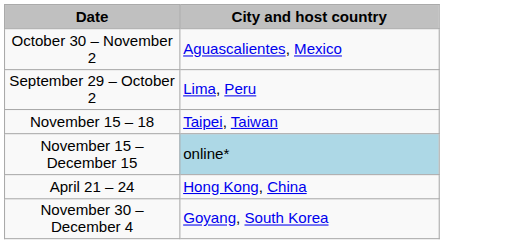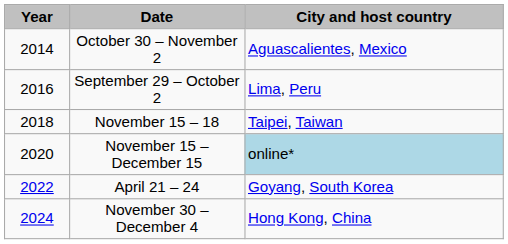+ column: (37, 17)
(245, 187) Hong Kong, China -> (321, 187) Goyang, South Korea
(256, 219) Goyang, South Korea -> (310, 219) Hong Kong, China
